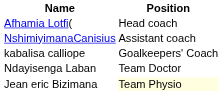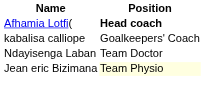(148, 23) normal -> (131, 23) bold
- row: (60, 38)
